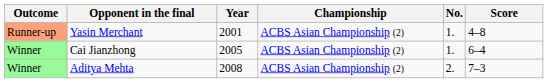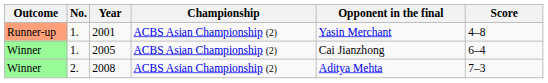columns swapped: (454, 13) <-> (142, 13)
